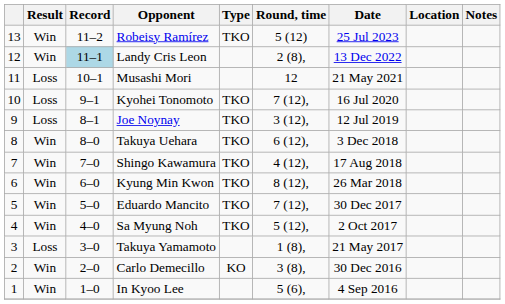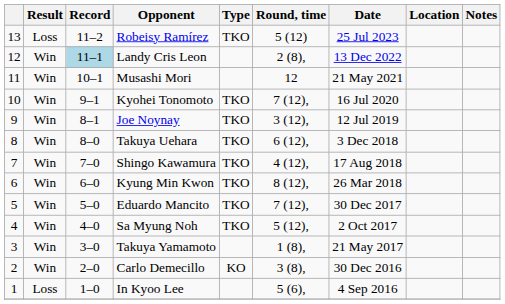(45, 36) Win -> (45, 36) Loss
(45, 78) Loss -> (45, 78) Win
(45, 99) Loss -> (45, 99) Win
(45, 120) Loss -> (45, 120) Win
(45, 246) Loss -> (45, 246) Win
(45, 288) Win -> (45, 288) Loss
